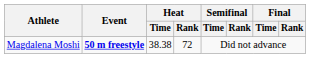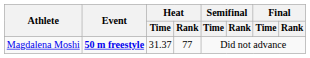(160, 45) 38.38 -> (160, 45) 31.37
(187, 45) 72 -> (187, 45) 77
